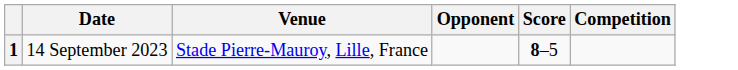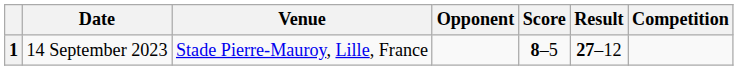+ column: (599, 19)
